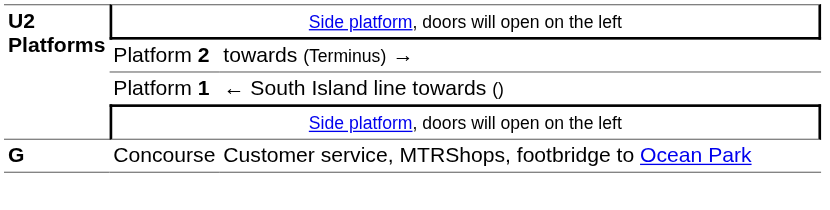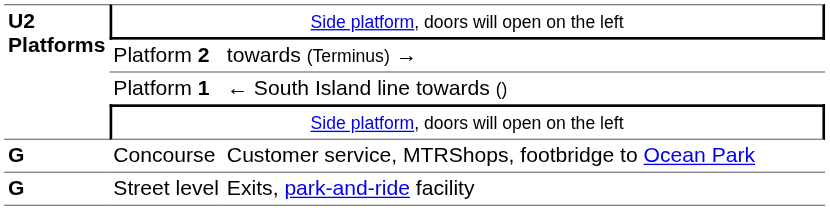+ row: (166, 188)
